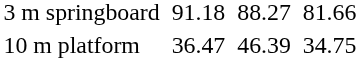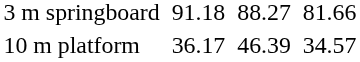(198, 45) 36.47 -> (198, 45) 36.17
(330, 45) 34.75 -> (330, 45) 34.57
